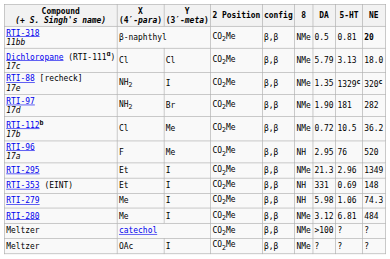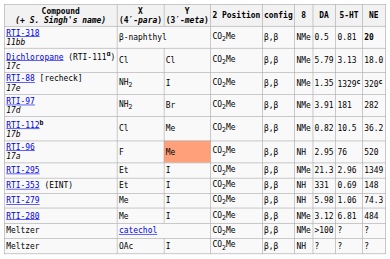(324, 106) 1.90 -> (324, 106) 3.91
(324, 129) 0.72 -> (324, 129) 0.82
(171, 152) no background -> (171, 152) lightsalmon background
(304, 246) NMe -> (301, 246) NH
